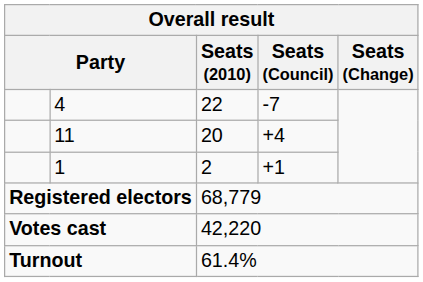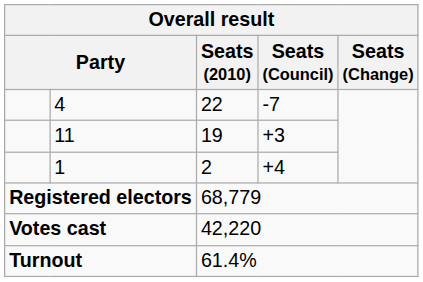(212, 135) 20 -> (212, 135) 19
(274, 135) +4 -> (274, 135) +3
(274, 167) +1 -> (274, 167) +4
